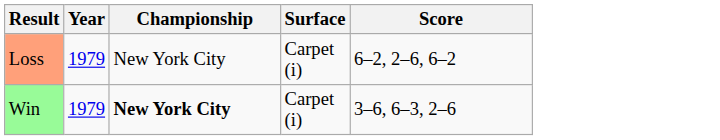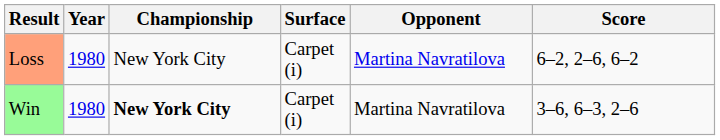+ column: (441, 19)
(87, 59) 1979 -> (87, 59) 1980
(87, 109) 1979 -> (87, 109) 1980
